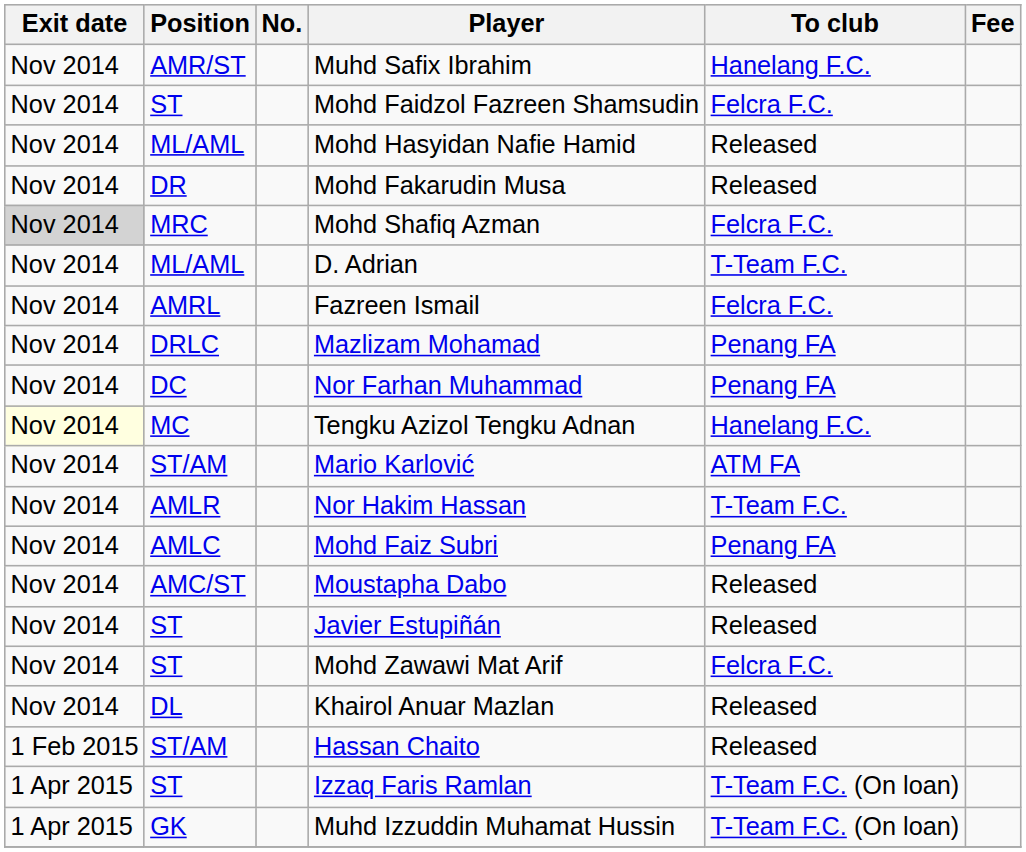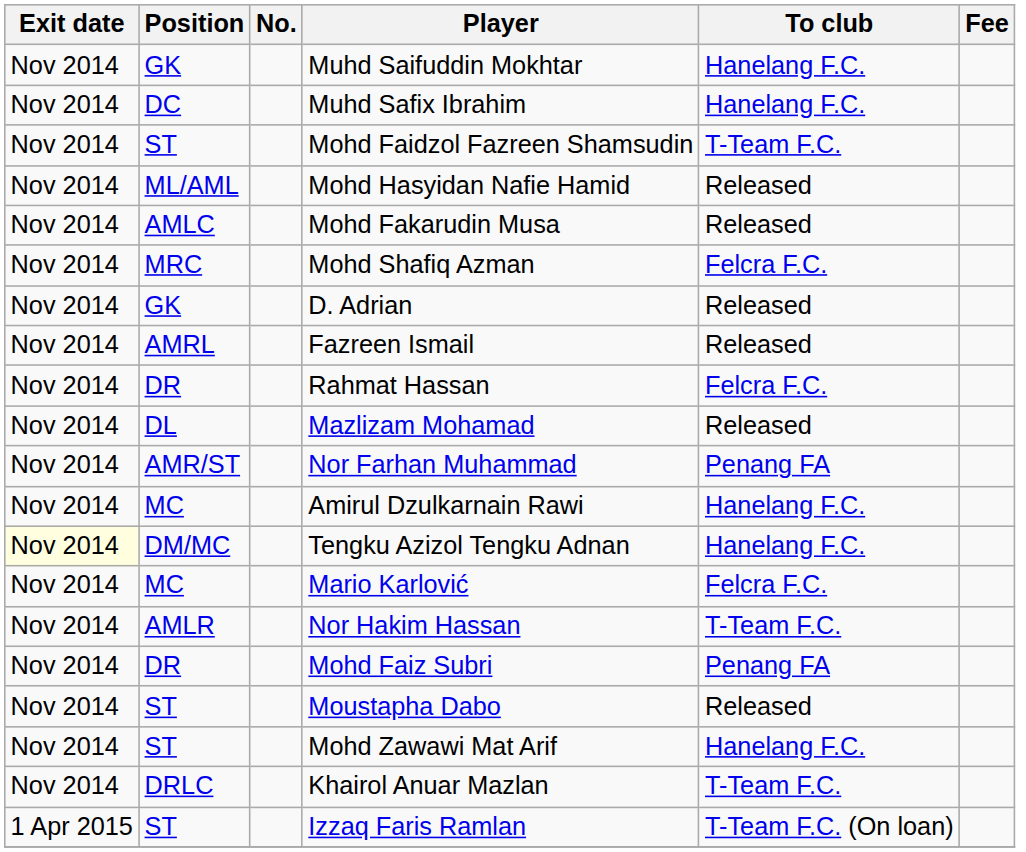+ row: (445, 64)
(198, 64) AMR/ST -> (163, 104) DC
(772, 104) Felcra F.C. -> (773, 144) T-Team F.C.
(168, 184) DR -> (180, 225) AMLC
(65, 225) lightgrey background -> (65, 265) no background
(197, 265) ML/AML -> (163, 305) GK
(779, 265) T-Team F.C. -> (758, 305) Released
(772, 305) Felcra F.C. -> (758, 345) Released
+ row: (399, 385)
(185, 345) DRLC -> (161, 425) DL
(773, 345) Penang FA -> (758, 425) Released
(168, 385) DC -> (192, 465) AMR/ST
+ row: (446, 505)
(170, 425) MC -> (187, 545) DM/MC
(189, 465) ST/AM -> (164, 585) MC
(755, 465) ATM FA -> (766, 585) Felcra F.C.
(185, 545) AMLC -> (163, 666) DR
(198, 585) AMC/ST -> (161, 706) ST
- row: (407, 625)
(772, 666) Felcra F.C. -> (785, 746) Hanelang F.C.
(166, 706) DL -> (179, 786) DRLC
(764, 706) Released -> (773, 786) T-Team F.C.
- row: (397, 746)
- row: (494, 826)
